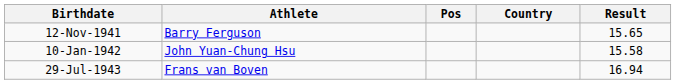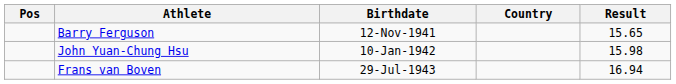columns swapped: (451, 14) <-> (83, 14)
(626, 51) 15.58 -> (626, 51) 15.98
